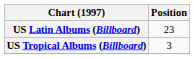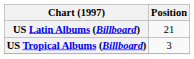(169, 29) 23 -> (169, 29) 21
